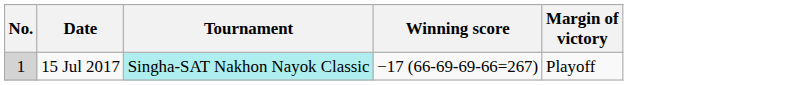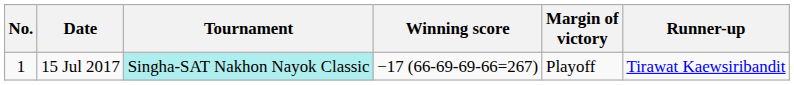+ column: (706, 28)
(21, 66) lightgrey background -> (21, 66) no background
